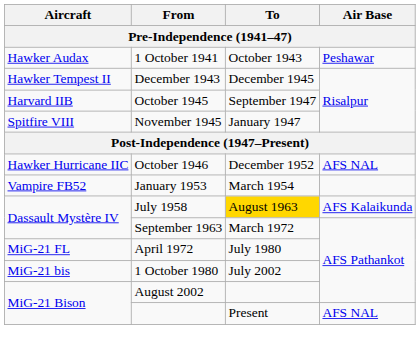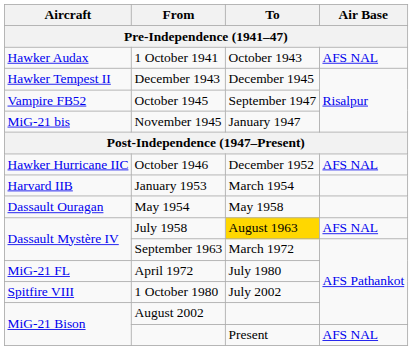(348, 57) Peshawar -> (350, 57) AFS NAL
(40, 100) Harvard IIB -> (47, 100) Vampire FB52
(41, 121) Spitfire VIII -> (39, 121) MiG-21 bis
(47, 185) Vampire FB52 -> (40, 185) Harvard IIB
+ row: (162, 206)
(367, 206) AFS Kalaikunda -> (350, 228) AFS NAL
(39, 270) MiG-21 bis -> (41, 292) Spitfire VIII
